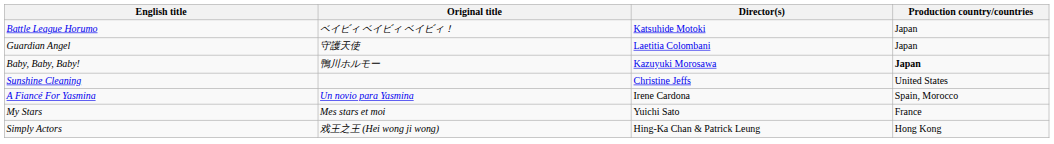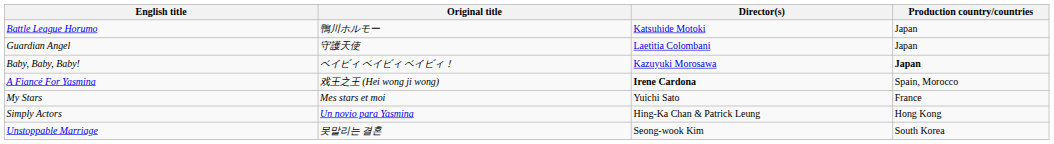(387, 28) ベイビィ ベイビィ ベイビィ！ -> (350, 28) 鴨川ホルモー
(350, 63) 鴨川ホルモー -> (387, 63) ベイビィ ベイビィ ベイビィ！
- row: (44, 80)
(367, 96) Un novio para Yasmina -> (380, 81) 戏王之王 (Hei wong ji wong)
(662, 96) normal -> (665, 81) bold
(380, 128) 戏王之王 (Hei wong ji wong) -> (367, 114) Un novio para Yasmina
+ row: (52, 130)
